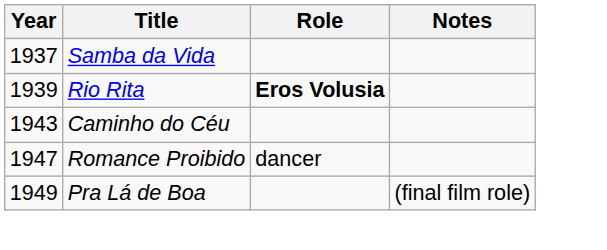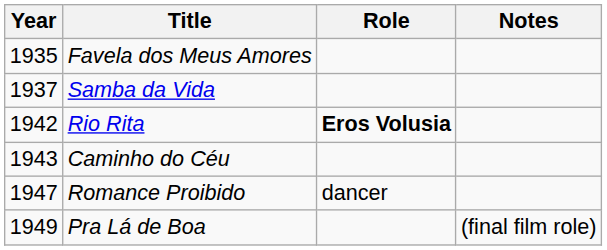+ row: (190, 55)
(34, 90) 1939 -> (34, 124) 1942
